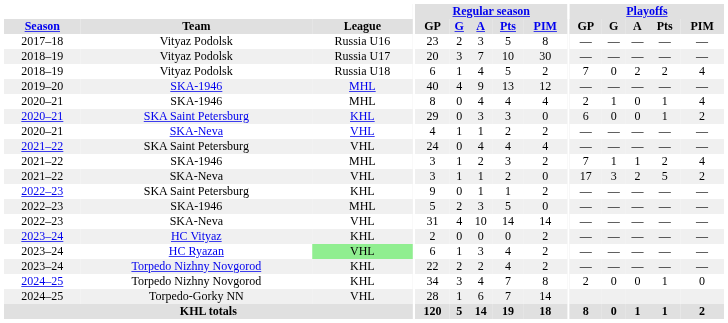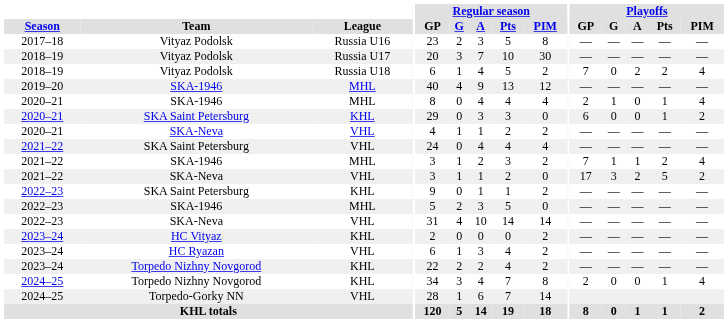(362, 251) lightgreen background -> (362, 251) no background
(702, 281) 0 -> (702, 281) 4
